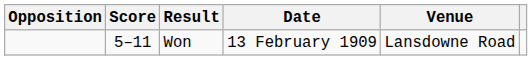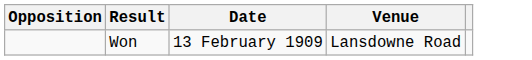- column: (133, 17)
